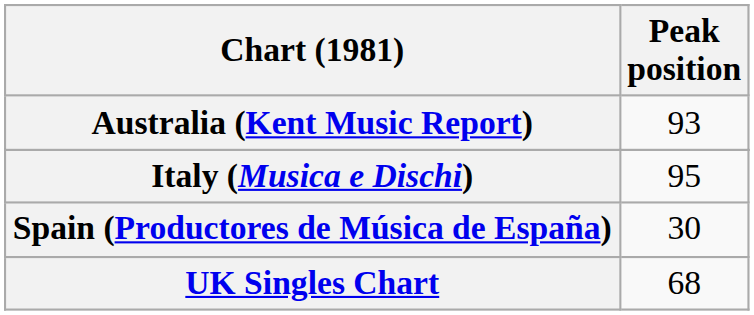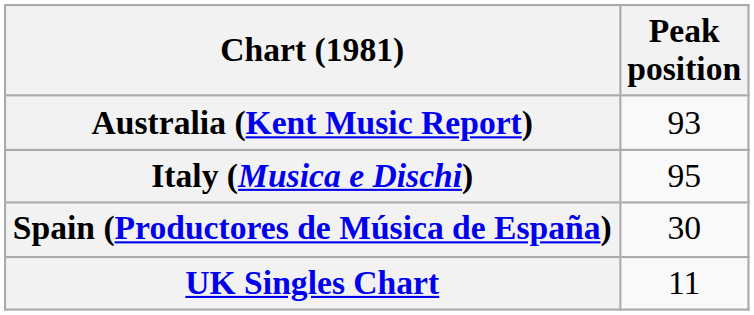(684, 282) 68 -> (684, 282) 11
